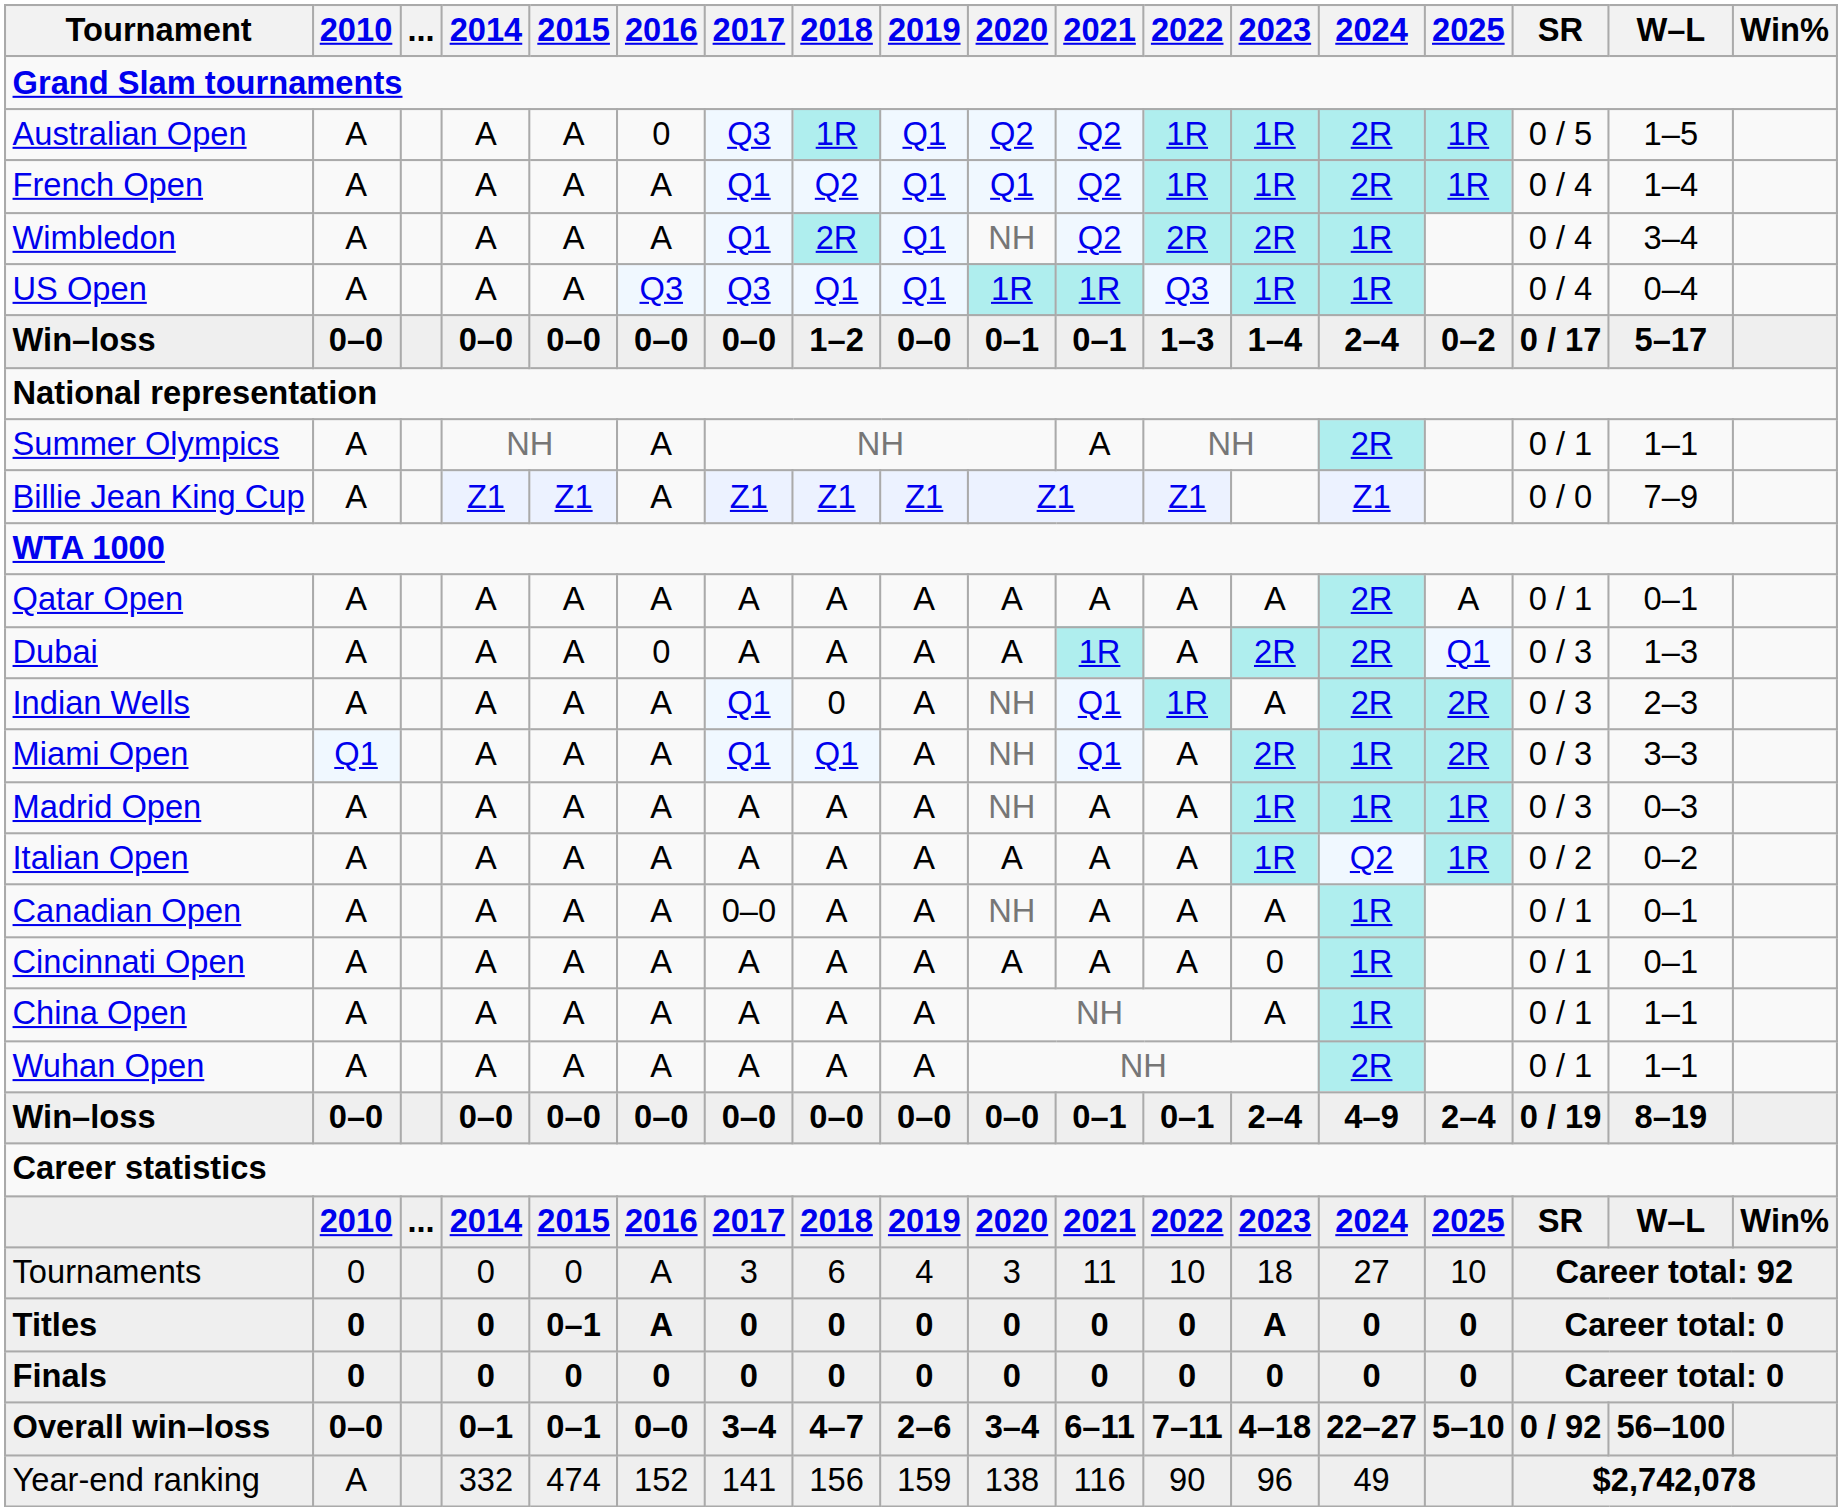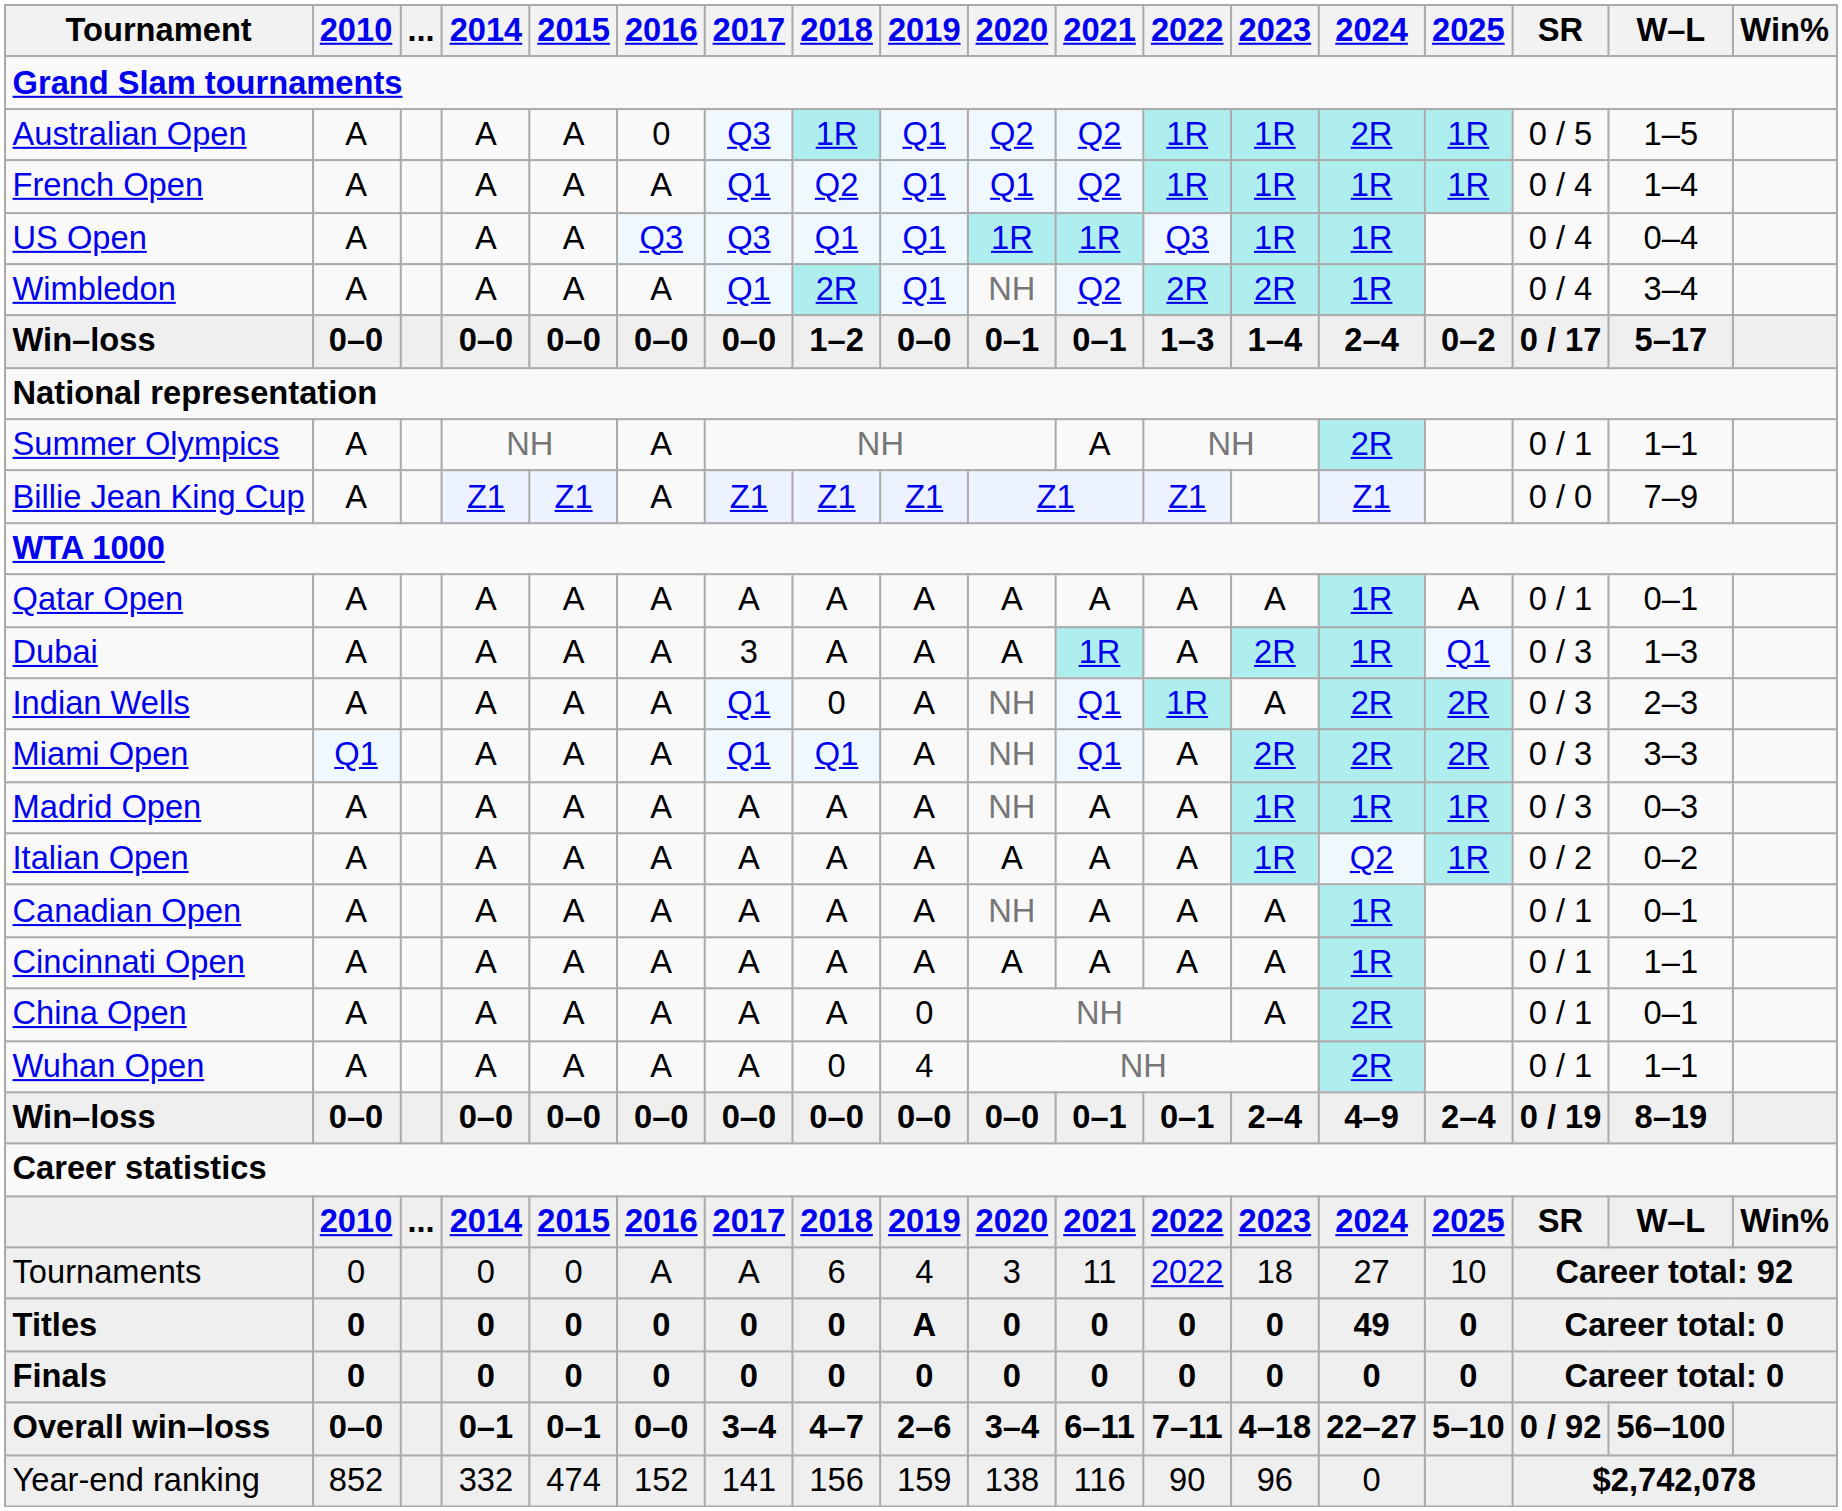(1372, 185) 2R -> (1372, 185) 1R
rows swapped: (94, 237) <-> (80, 289)
(1372, 599) 2R -> (1372, 599) 1R
(661, 651) 0 -> (661, 651) A
(749, 651) A -> (749, 651) 3
(1372, 651) 2R -> (1372, 651) 1R
(1372, 755) 1R -> (1372, 755) 2R
(749, 910) 0–0 -> (749, 910) A
(1275, 962) 0 -> (1275, 962) A
(1671, 962) 0–1 -> (1671, 962) 1–1
(924, 1013) A -> (924, 1013) 0
(1372, 1013) 1R -> (1372, 1013) 2R
(1671, 1013) 1–1 -> (1671, 1013) 0–1
(837, 1065) A -> (837, 1065) 0
(924, 1065) A -> (924, 1065) 4
(749, 1272) 3 -> (749, 1272) A
(1187, 1272) 10 -> (1187, 1272) 2022
(574, 1324) 0–1 -> (574, 1324) 0
(661, 1324) A -> (661, 1324) 0
(924, 1324) 0 -> (924, 1324) A
(1275, 1324) A -> (1275, 1324) 0
(1372, 1324) 0 -> (1372, 1324) 49
(356, 1479) A -> (356, 1479) 852
(1372, 1479) 49 -> (1372, 1479) 0
